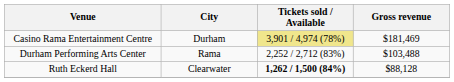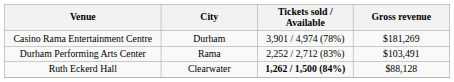(305, 38) khaki background -> (305, 38) no background
(401, 38) $181,469 -> (401, 38) $181,269
(401, 54) $103,488 -> (401, 54) $103,491
